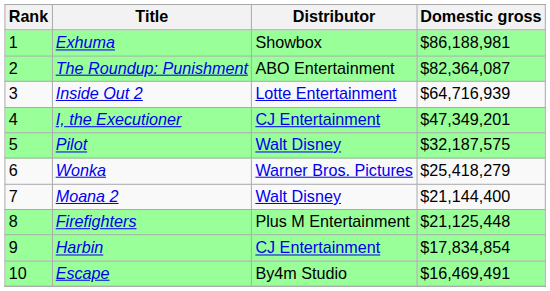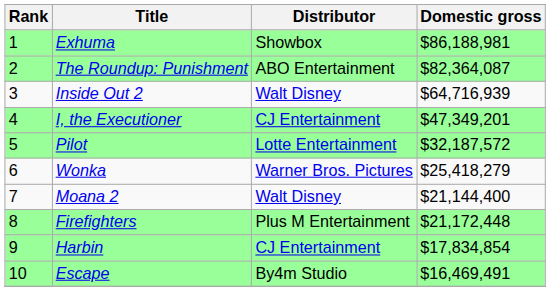(326, 94) Lotte Entertainment -> (298, 94) Walt Disney
(298, 145) Walt Disney -> (326, 145) Lotte Entertainment
(465, 145) $32,187,575 -> (465, 145) $32,187,572
(465, 222) $21,125,448 -> (465, 222) $21,172,448
